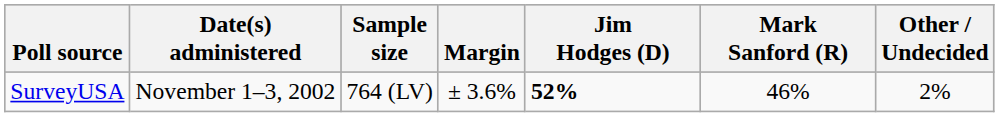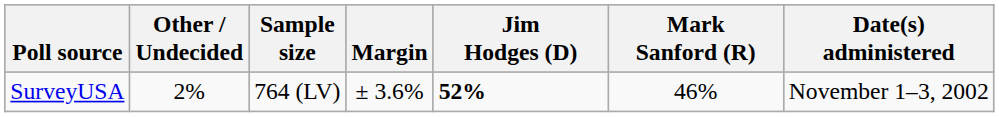columns swapped: (235, 38) <-> (935, 38)
